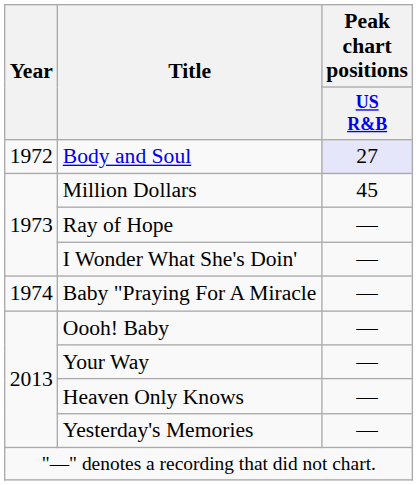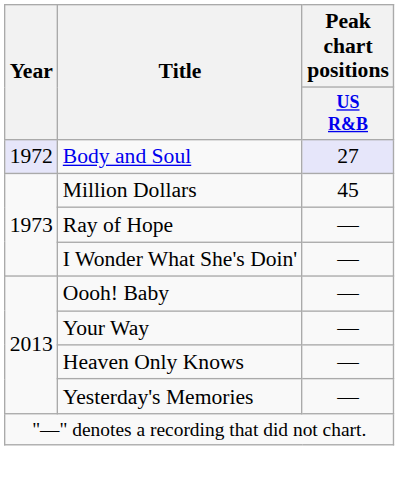(31, 156) no background -> (31, 156) lavender background
- row: (190, 293)
